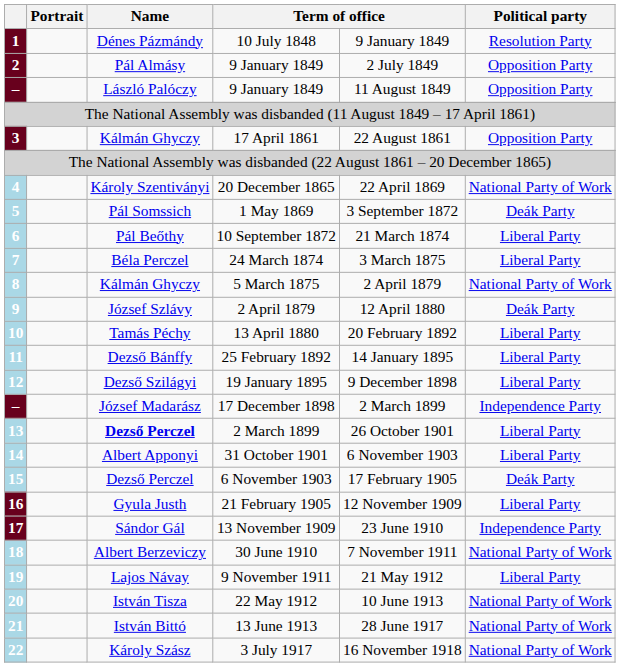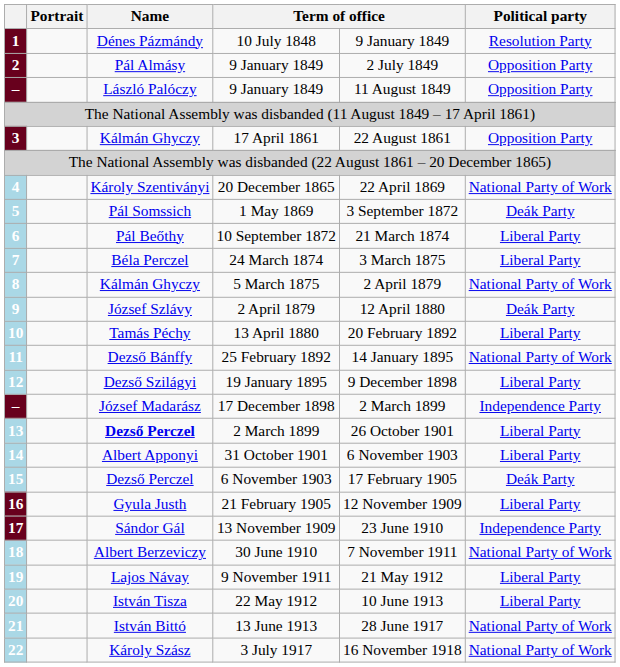(540, 357) Liberal Party -> (540, 357) National Party of Work
(540, 601) National Party of Work -> (540, 601) Liberal Party
